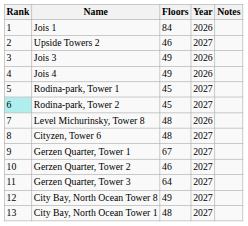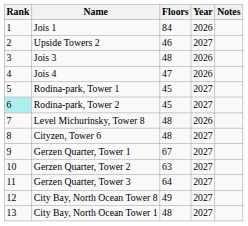(167, 58) 49 -> (167, 58) 48
(167, 74) 49 -> (167, 74) 47
(167, 167) 46 -> (167, 167) 63
